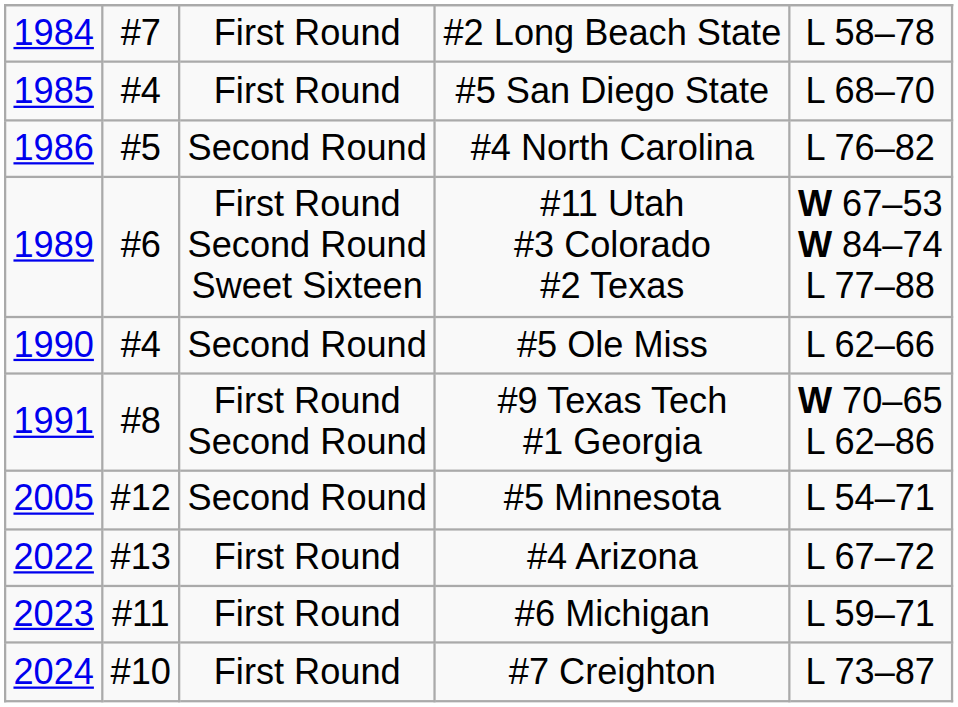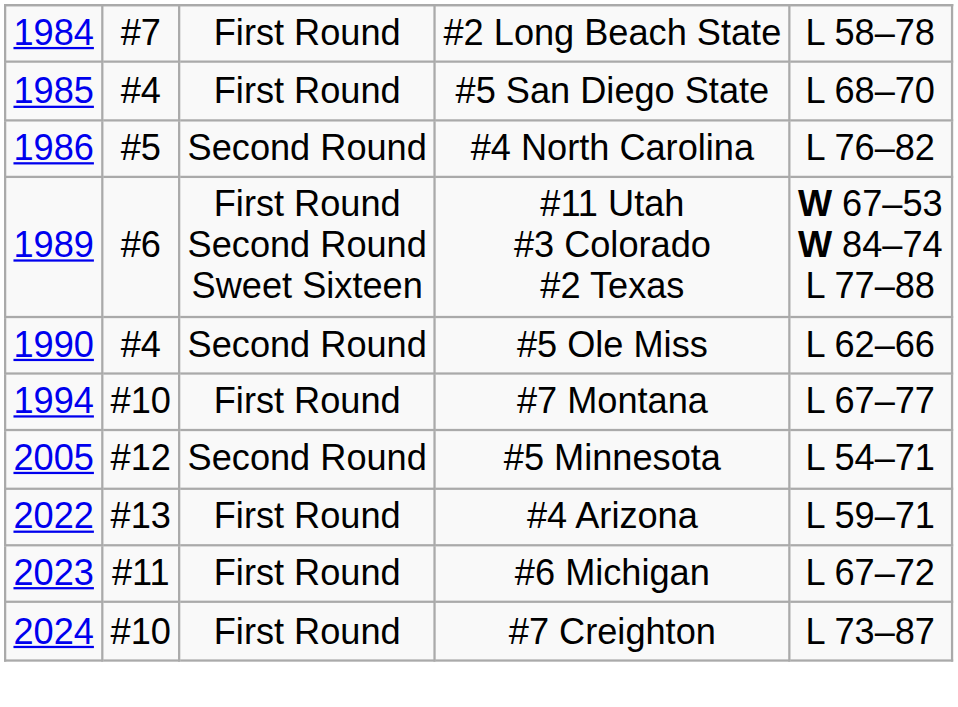- row: (612, 421)
+ row: (612, 401)
(870, 556) L 67–72 -> (870, 515) L 59–71
(870, 613) L 59–71 -> (870, 573) L 67–72
